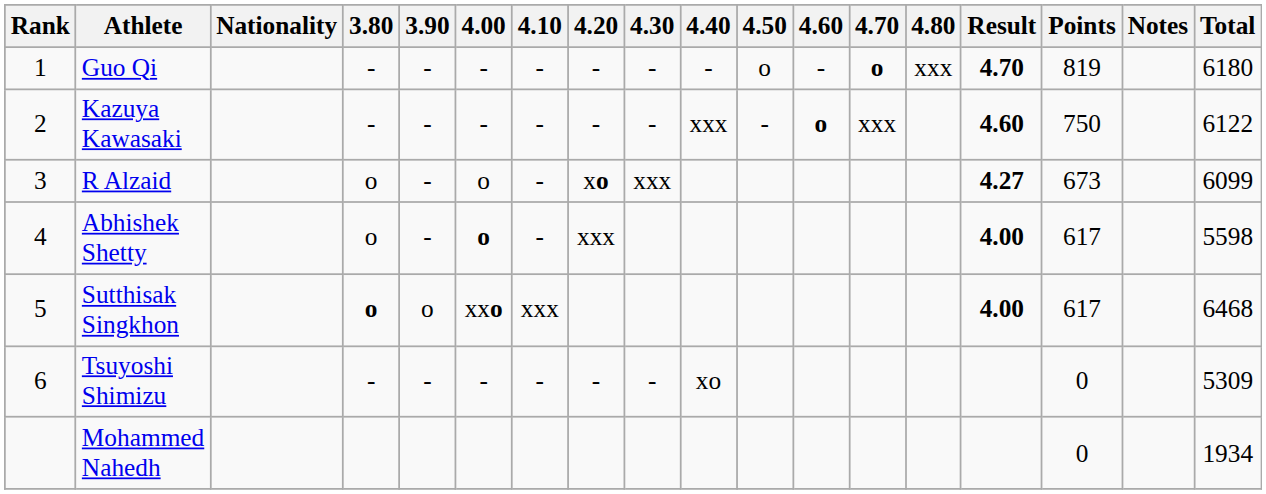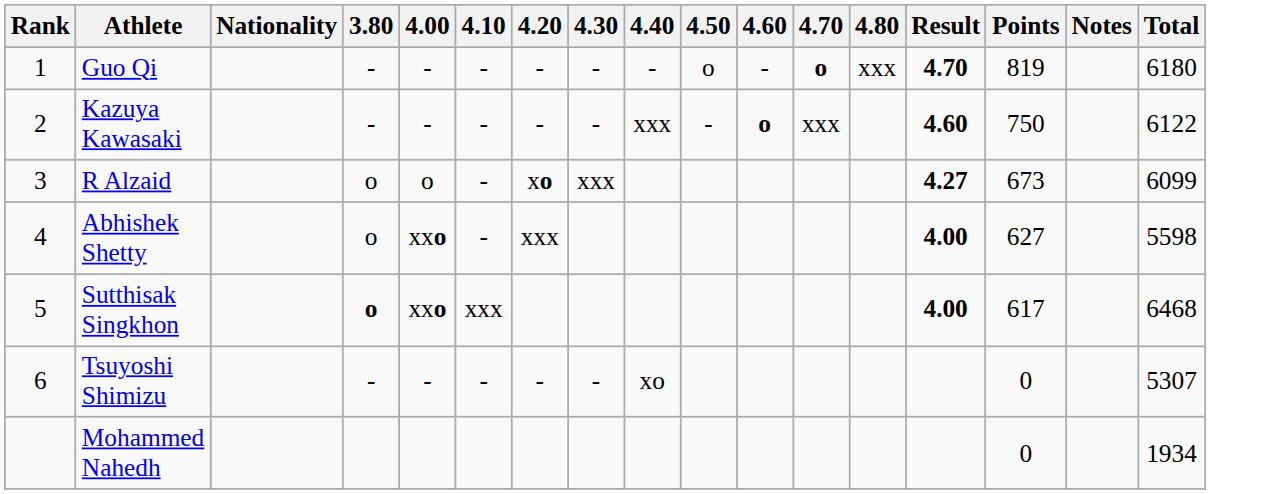- column: (427, 25)
(484, 237) o -> (427, 237) xxo
(1082, 237) 617 -> (1026, 237) 627
(1228, 381) 5309 -> (1172, 381) 5307
